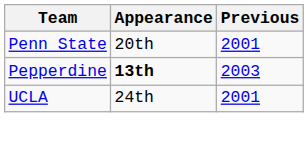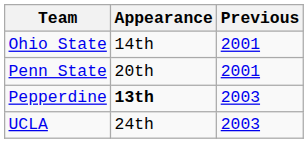+ row: (58, 45)
(240, 98) 2001 -> (240, 125) 2003
